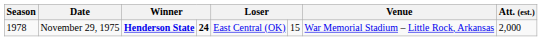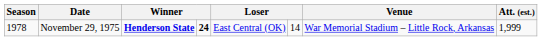(295, 28) 15 -> (295, 28) 14
(510, 28) 2,000 -> (510, 28) 1,999
